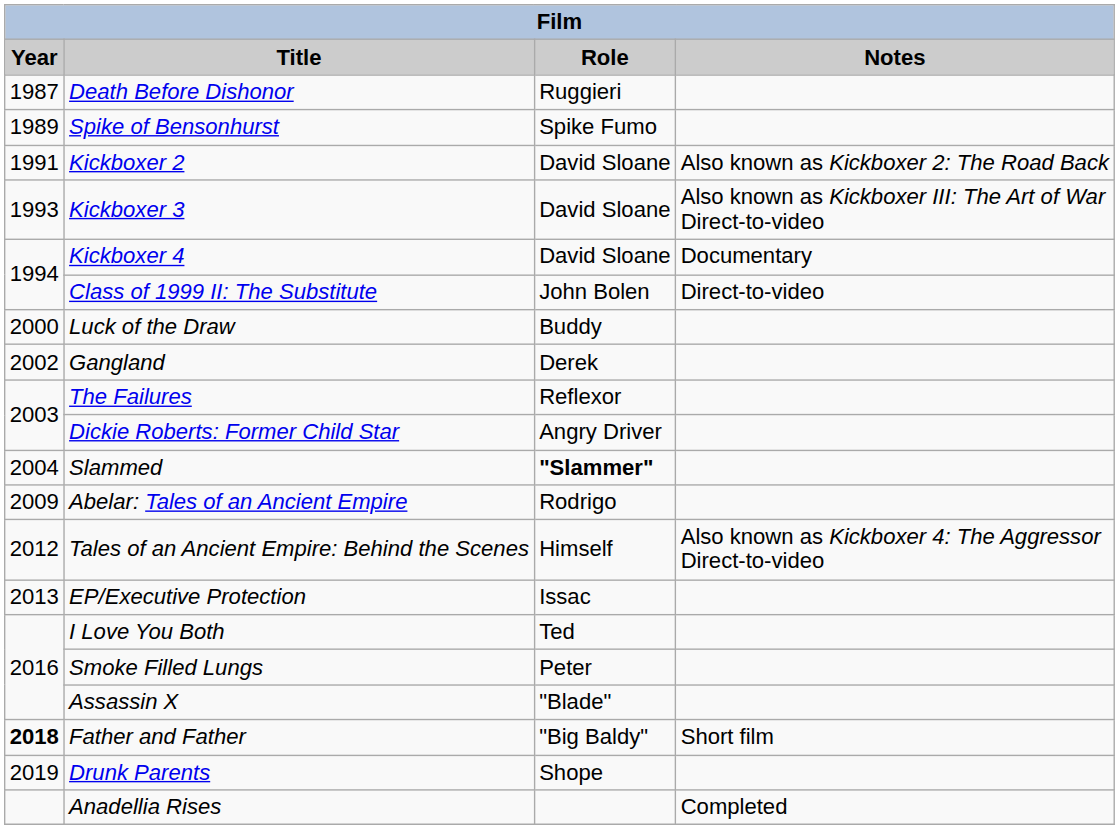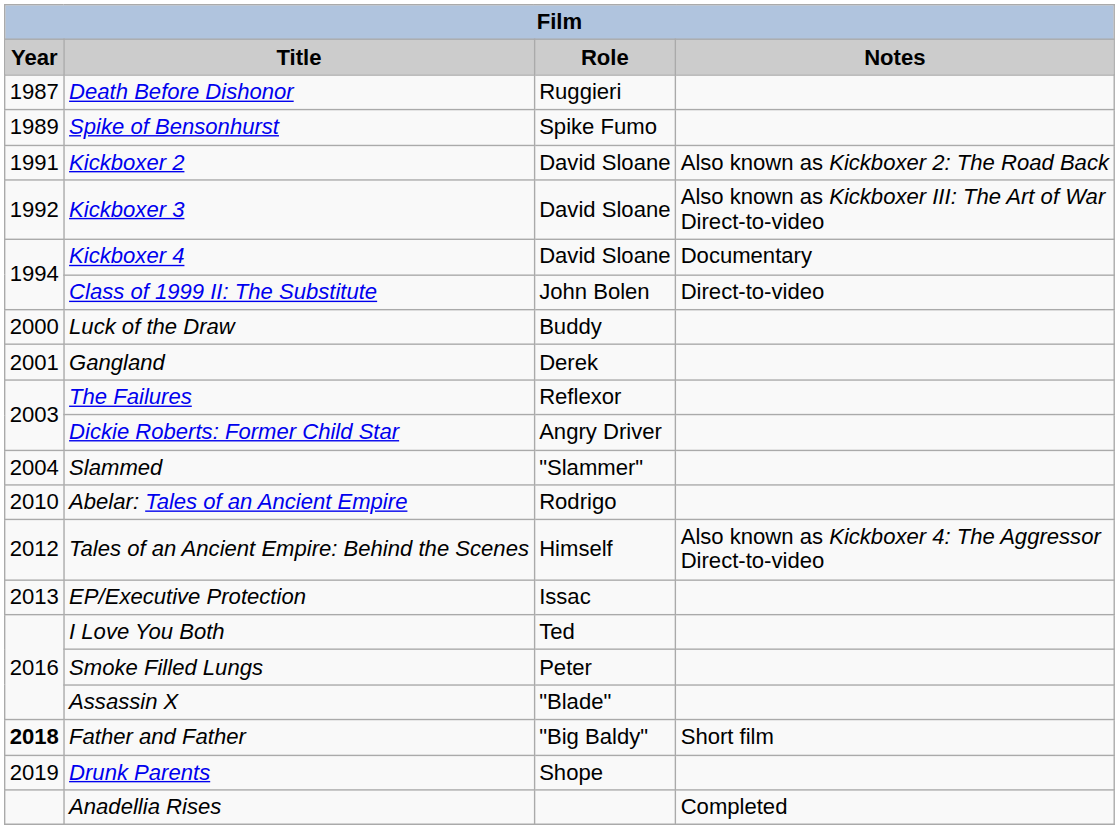(34, 209) 1993 -> (34, 209) 1992
(34, 362) 2002 -> (34, 362) 2001
(596, 467) bold -> (591, 467) normal
(34, 502) 2009 -> (34, 502) 2010
